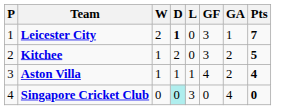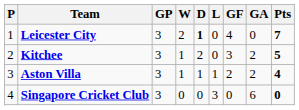+ column: (164, 14)
(206, 34) 3 -> (229, 34) 4
(229, 34) 1 -> (253, 34) 0
(206, 74) 4 -> (229, 74) 2
(177, 94) paleturquoise background -> (200, 94) no background
(229, 94) 4 -> (253, 94) 6
